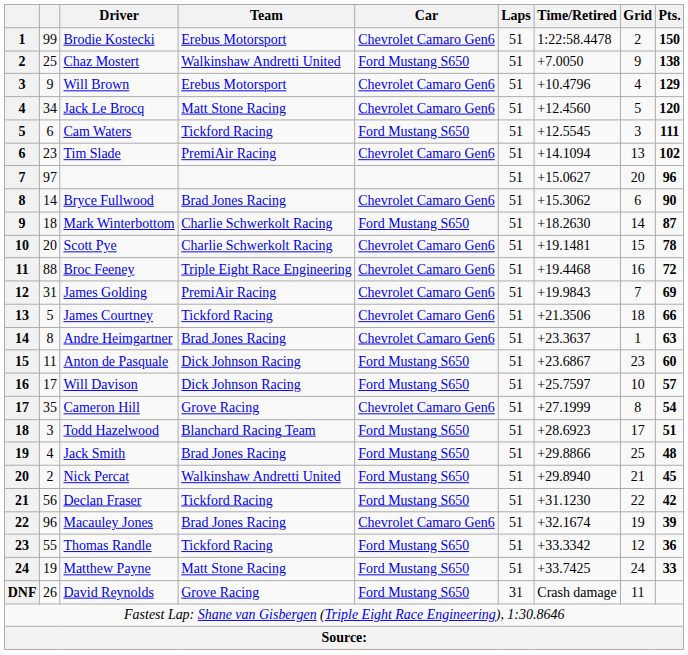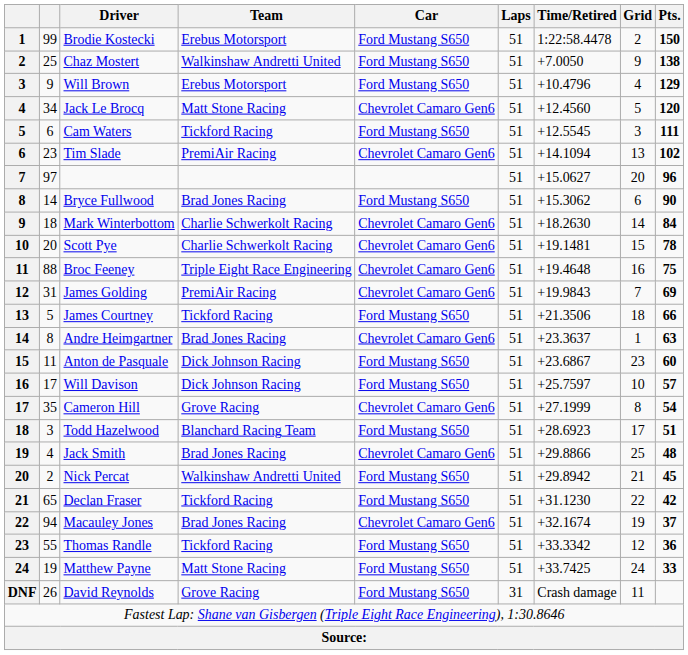(427, 39) Chevrolet Camaro Gen6 -> (414, 39) Ford Mustang S650
(427, 85) Chevrolet Camaro Gen6 -> (414, 85) Ford Mustang S650
(427, 200) Chevrolet Camaro Gen6 -> (414, 200) Ford Mustang S650
(414, 223) Ford Mustang S650 -> (427, 223) Chevrolet Camaro Gen6
(670, 223) 87 -> (670, 223) 84
(564, 269) +19.4468 -> (564, 269) +19.4648
(670, 269) 72 -> (670, 269) 75
(427, 315) Chevrolet Camaro Gen6 -> (414, 315) Ford Mustang S650
(414, 454) Ford Mustang S650 -> (427, 454) Chevrolet Camaro Gen6
(564, 477) +29.8940 -> (564, 477) +29.8942
(50, 500) 56 -> (50, 500) 65
(50, 523) 96 -> (50, 523) 94
(670, 523) 39 -> (670, 523) 37
